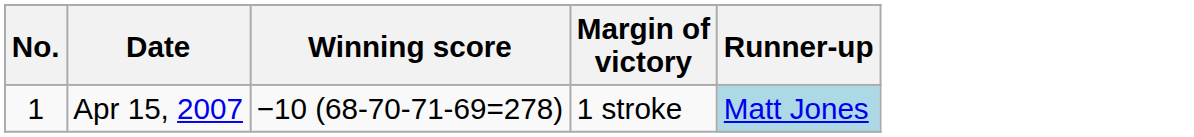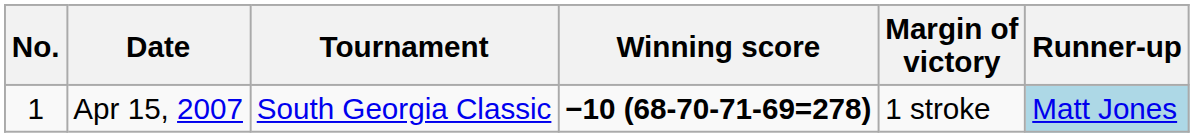+ column: (404, 45)
(410, 109) normal -> (718, 109) bold
